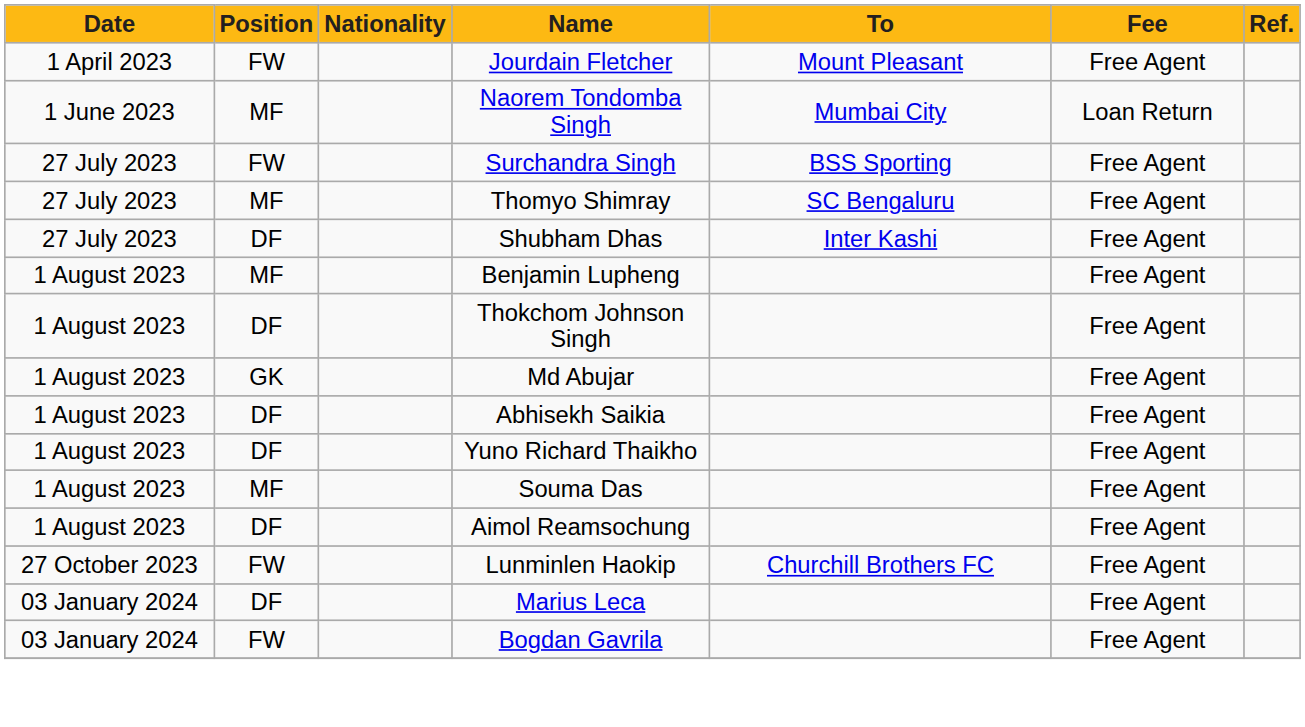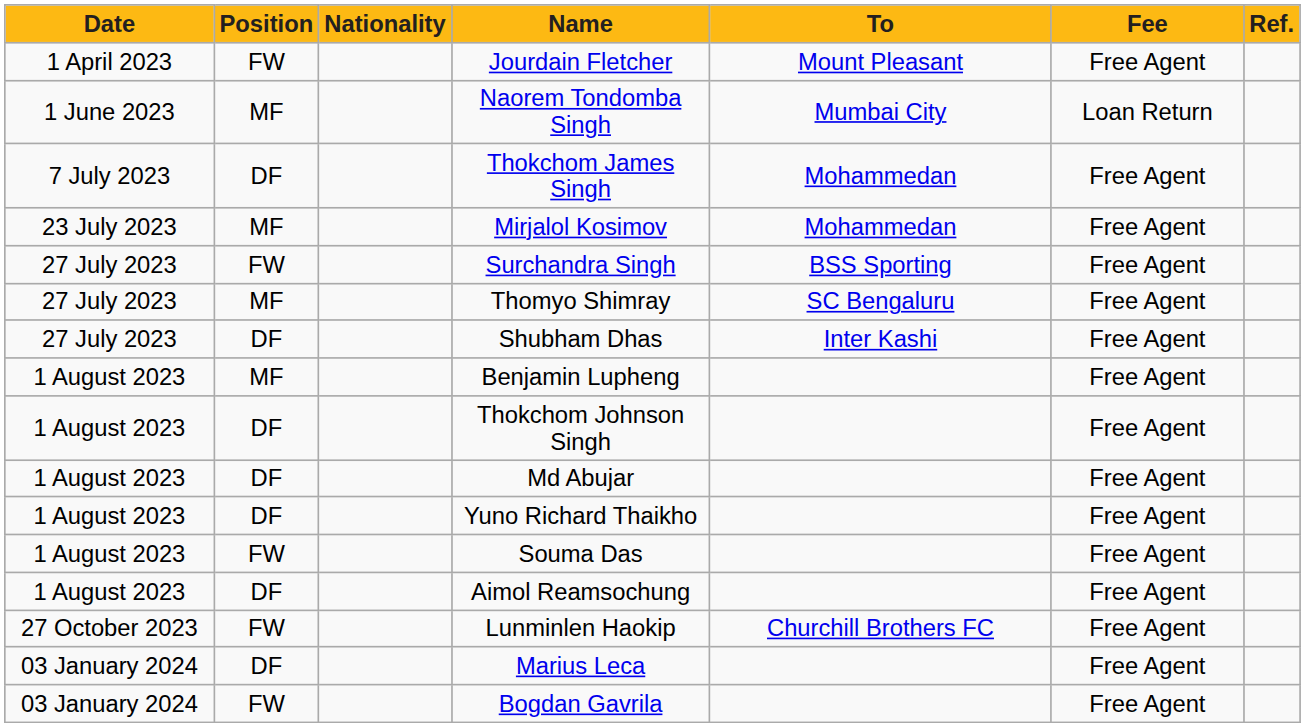+ row: (581, 176)
+ row: (581, 227)
(266, 377) GK -> (266, 479) DF
- row: (581, 415)
(266, 490) MF -> (266, 554) FW
